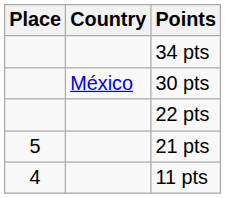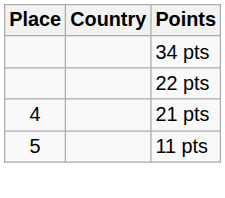- row: (182, 83)
(35, 146) 5 -> (35, 114) 4
(35, 177) 4 -> (35, 146) 5
